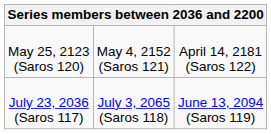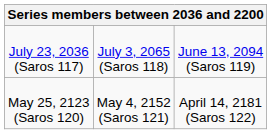rows swapped: (49, 110) <-> (49, 59)
